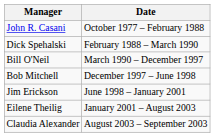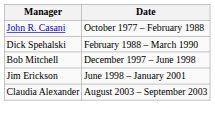- row: (28, 59)
- row: (34, 107)
